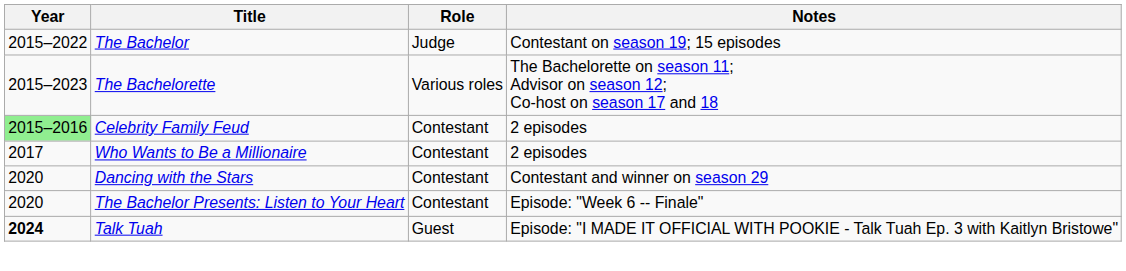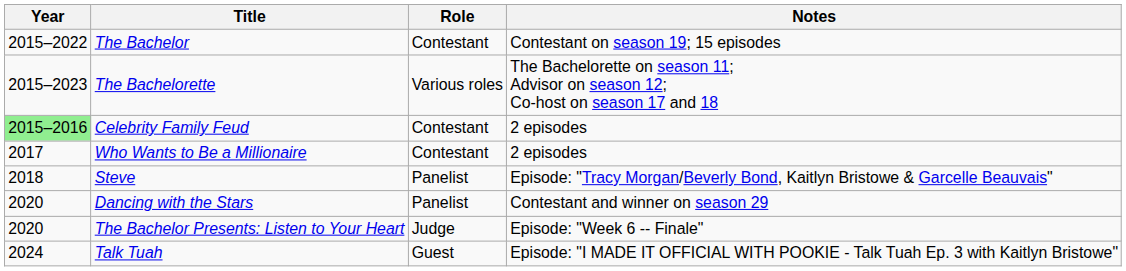(433, 42) Judge -> (450, 42) Contestant
+ row: (115, 178)
(450, 178) Contestant -> (440, 203) Panelist
(450, 203) Contestant -> (433, 228) Judge
(26, 228) bold -> (26, 253) normal
